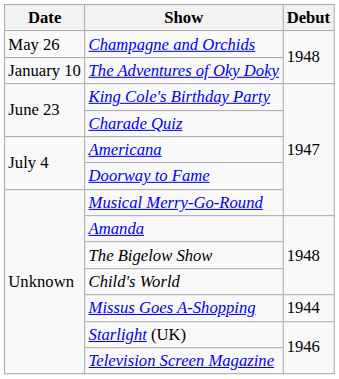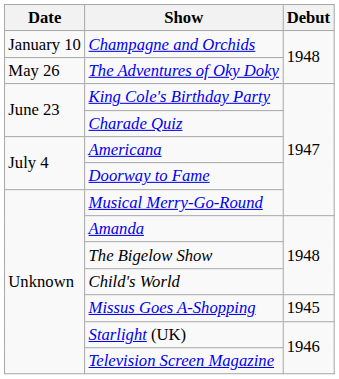(34, 44) May 26 -> (45, 44) January 10
(45, 70) January 10 -> (34, 70) May 26
(303, 307) 1944 -> (303, 307) 1945
